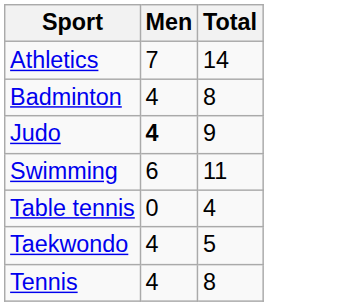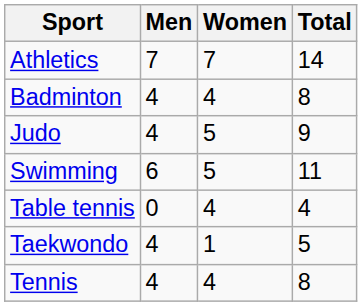+ column: (245, 23)
(152, 134) bold -> (152, 134) normal
